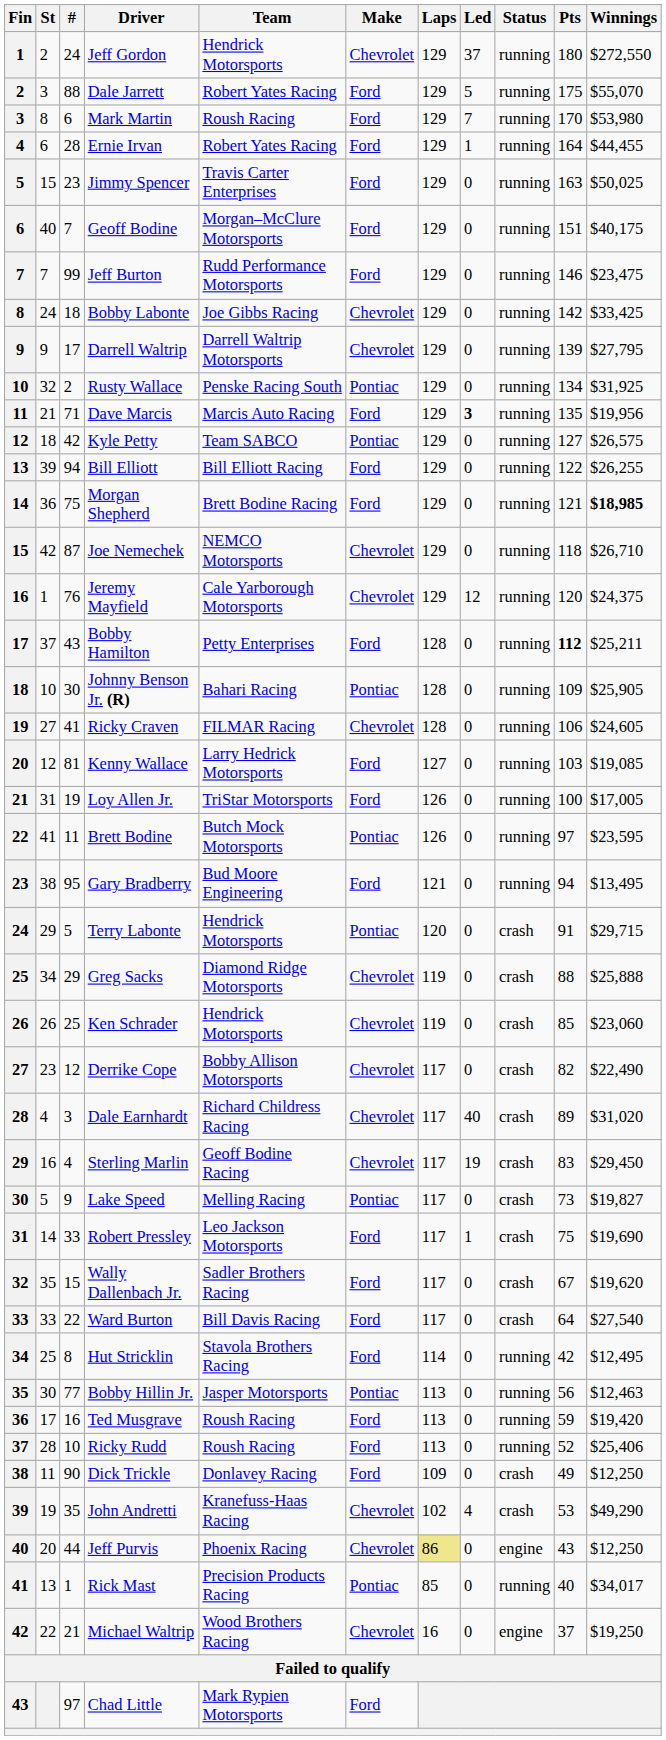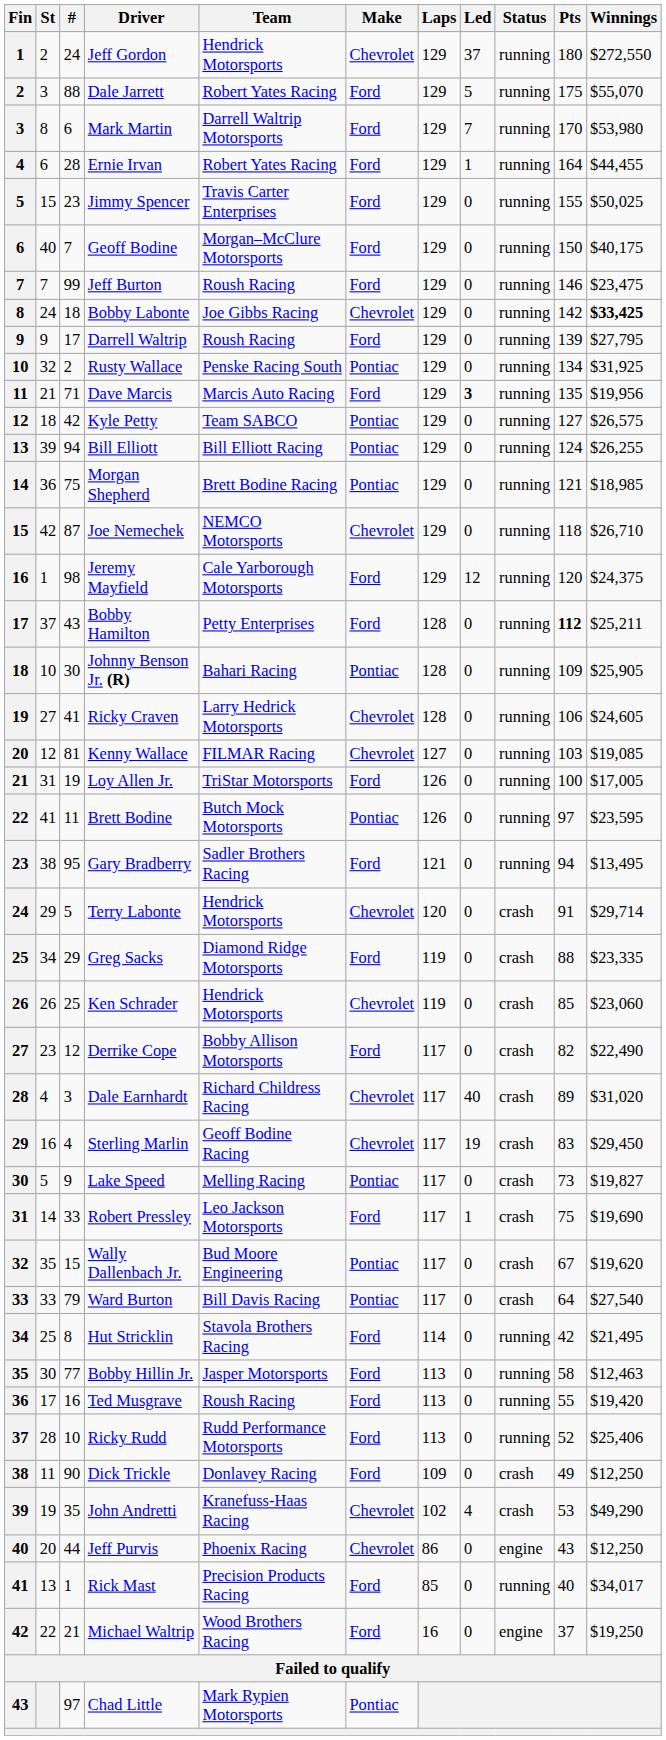(249, 118) Roush Racing -> (252, 128) Darrell Waltrip Motorsports
(570, 182) 163 -> (570, 202) 155
(570, 229) 151 -> (570, 248) 150
(264, 275) Rudd Performance Motorsports -> (249, 285) Roush Racing
(617, 312) normal -> (617, 312) bold
(252, 349) Darrell Waltrip Motorsports -> (249, 339) Roush Racing
(382, 349) Chevrolet -> (365, 339) Ford
(365, 467) Ford -> (374, 447) Pontiac
(570, 467) 122 -> (570, 447) 124
(365, 504) Ford -> (374, 484) Pontiac
(617, 504) bold -> (617, 484) normal
(72, 597) 76 -> (72, 577) 98
(382, 597) Chevrolet -> (365, 577) Ford
(259, 726) FILMAR Racing -> (249, 717) Larry Hedrick Motorsports
(249, 763) Larry Hedrick Motorsports -> (259, 753) FILMAR Racing
(365, 763) Ford -> (382, 753) Chevrolet
(243, 883) Bud Moore Engineering -> (254, 864) Sadler Brothers Racing
(374, 930) Pontiac -> (382, 910) Chevrolet
(617, 930) $29,715 -> (617, 910) $29,714
(382, 976) Chevrolet -> (365, 957) Ford
(617, 976) $25,888 -> (617, 957) $23,335
(382, 1069) Chevrolet -> (365, 1050) Ford
(254, 1282) Sadler Brothers Racing -> (243, 1263) Bud Moore Engineering
(365, 1282) Ford -> (374, 1263) Pontiac
(72, 1319) 22 -> (72, 1300) 79
(365, 1319) Ford -> (374, 1300) Pontiac
(617, 1356) $12,495 -> (617, 1337) $21,495
(374, 1393) Pontiac -> (365, 1373) Ford
(566, 1393) 56 -> (566, 1373) 58
(566, 1420) 59 -> (566, 1400) 55
(249, 1447) Roush Racing -> (264, 1437) Rudd Performance Motorsports
(430, 1548) khaki background -> (430, 1548) no background
(374, 1584) Pontiac -> (365, 1584) Ford
(382, 1631) Chevrolet -> (365, 1631) Ford
(365, 1704) Ford -> (374, 1704) Pontiac
